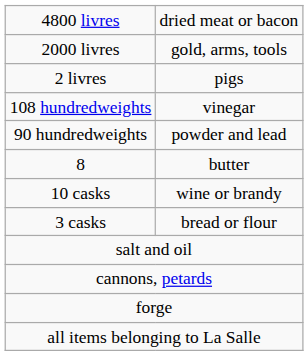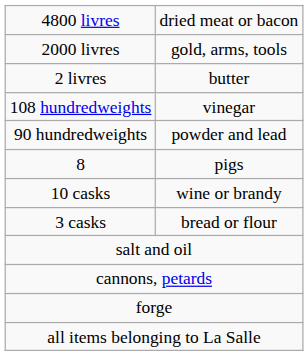(229, 77) pigs -> (229, 77) butter
(229, 163) butter -> (229, 163) pigs
